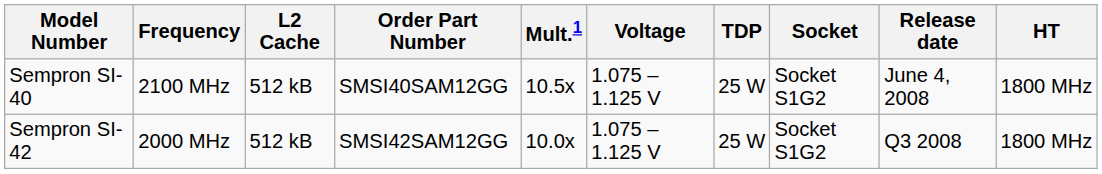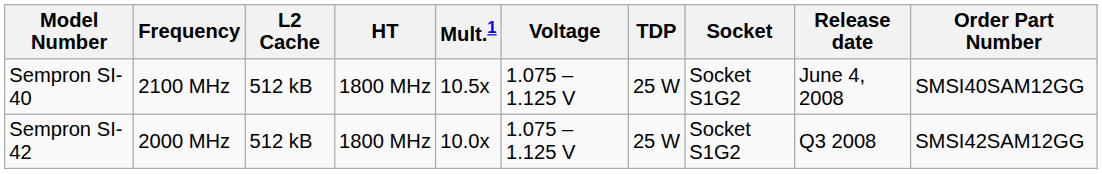columns swapped: (1046, 31) <-> (428, 31)
